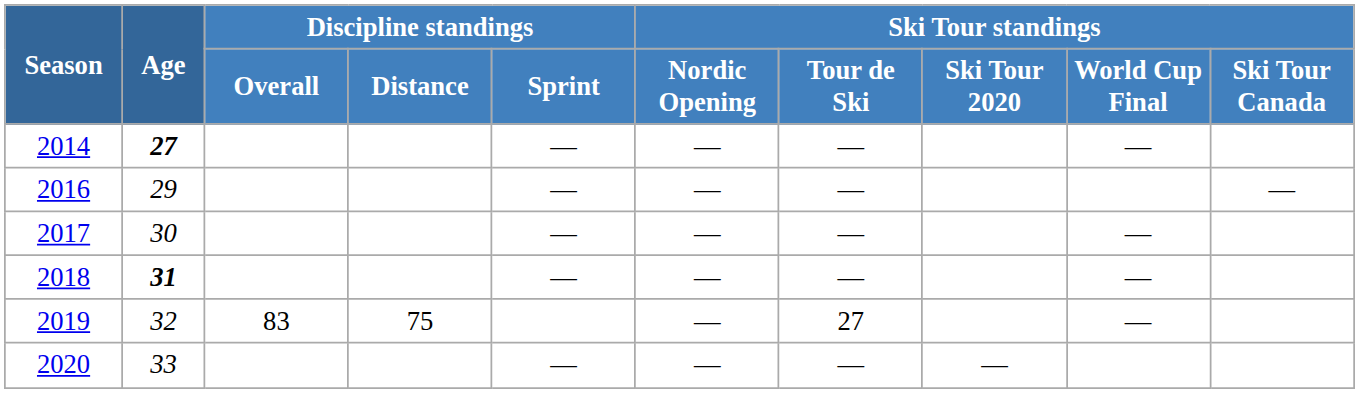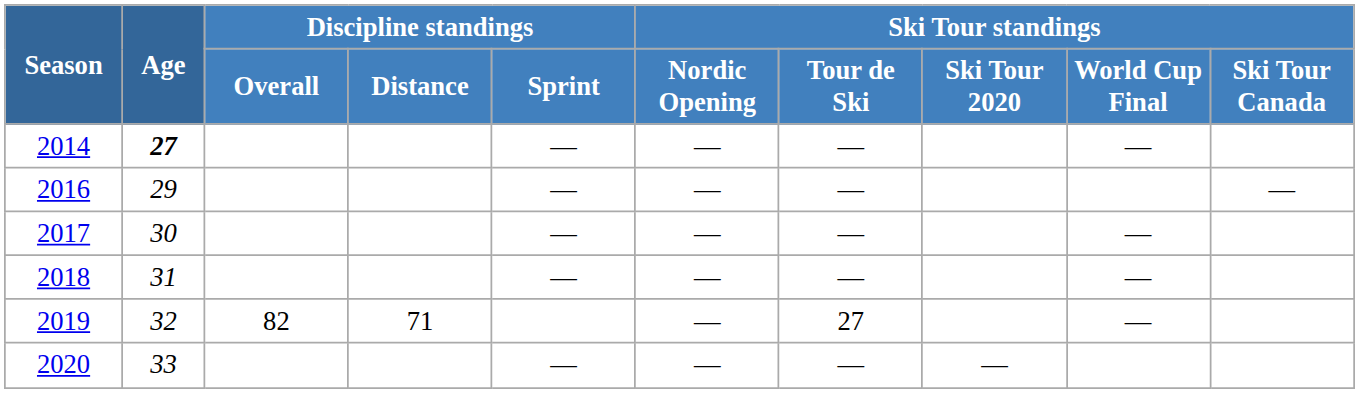(163, 277) bold -> (163, 277) normal
(276, 321) 83 -> (276, 321) 82
(420, 321) 75 -> (420, 321) 71
